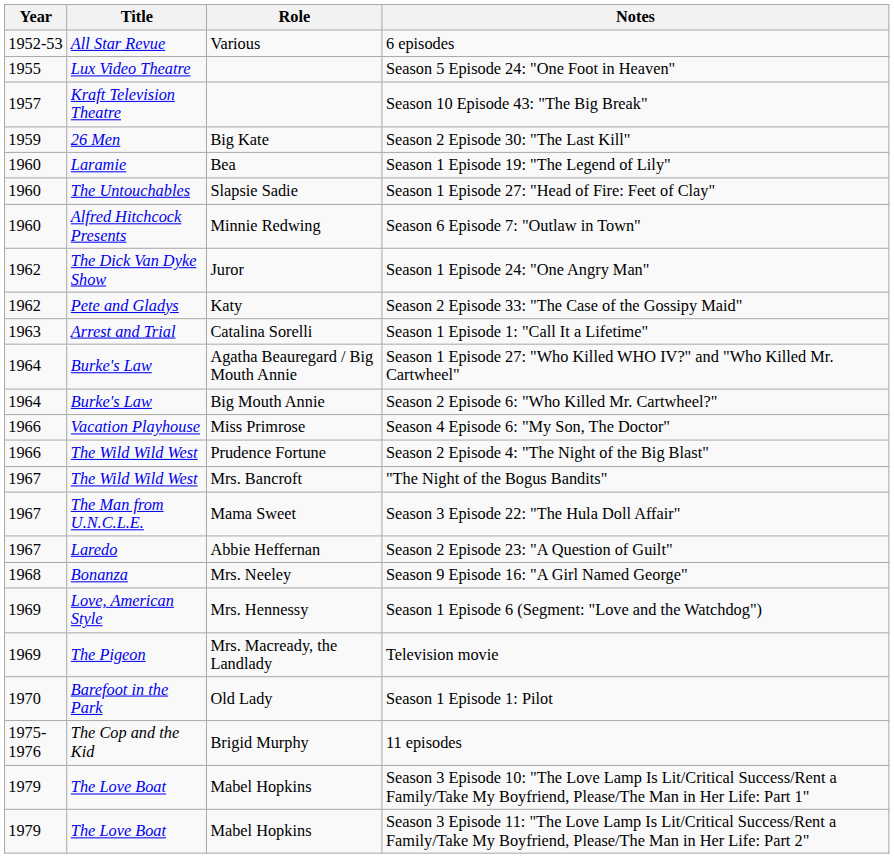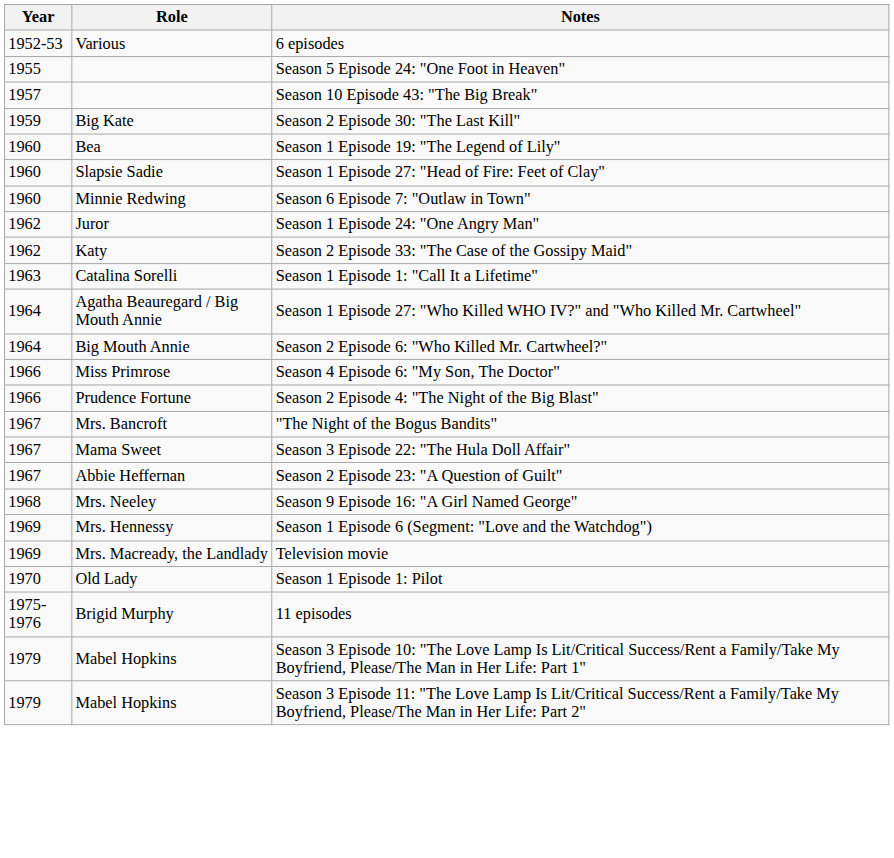- column: (137, 17)
